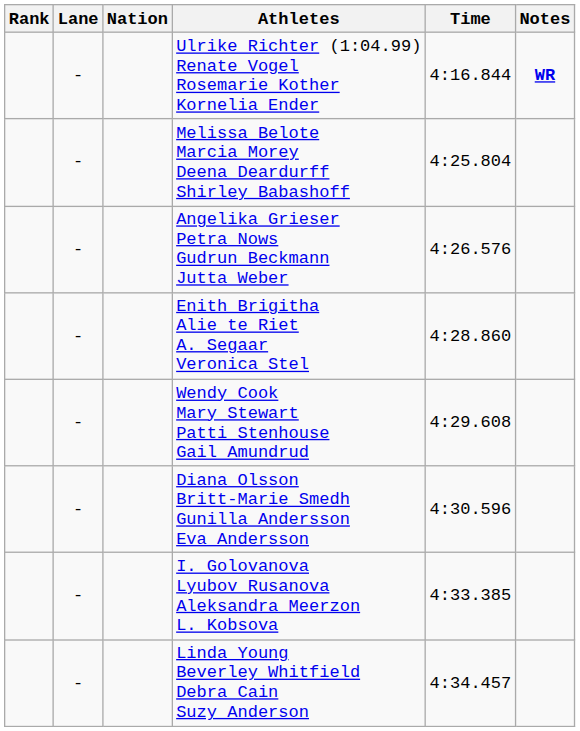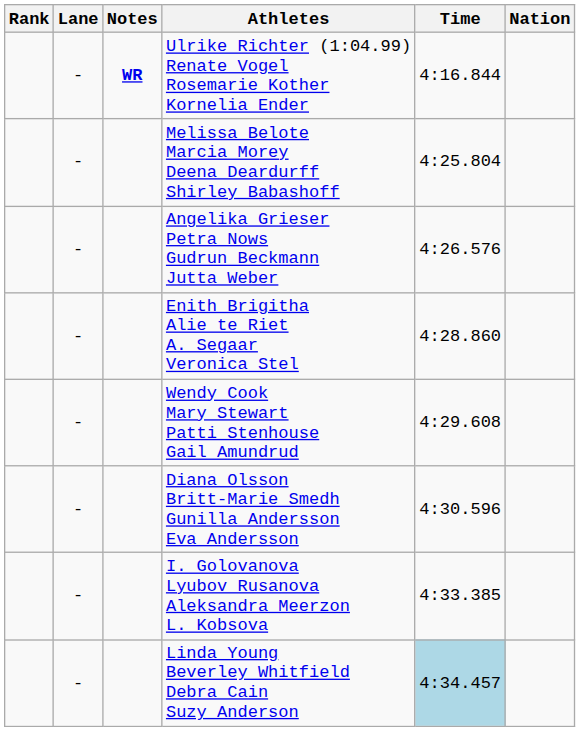columns swapped: (137, 19) <-> (545, 19)
(470, 683) no background -> (460, 683) lightblue background
